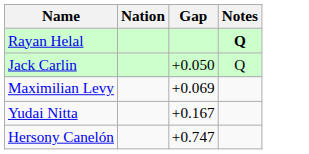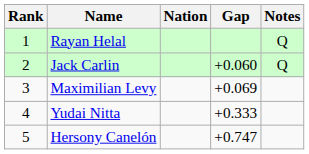+ column: (26, 16)
(240, 40) bold -> (282, 40) normal
(193, 64) +0.050 -> (236, 64) +0.060
(193, 112) +0.167 -> (236, 112) +0.333
